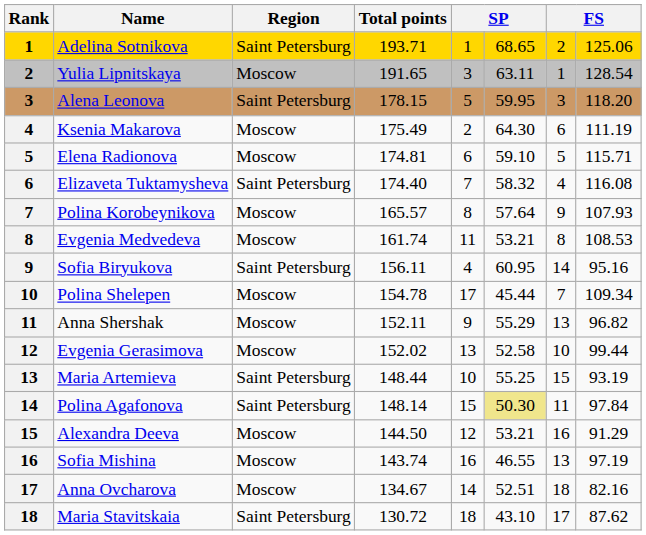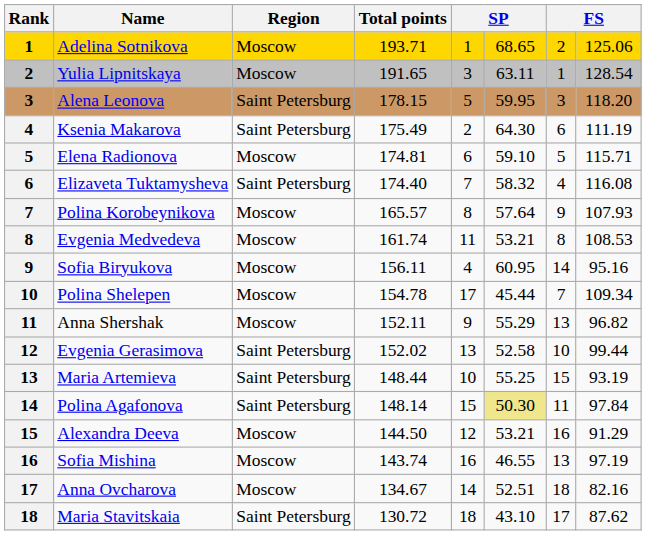(294, 45) Saint Petersburg -> (266, 45) Moscow
(266, 128) Moscow -> (294, 128) Saint Petersburg
(294, 267) Saint Petersburg -> (266, 267) Moscow
(266, 350) Moscow -> (294, 350) Saint Petersburg
